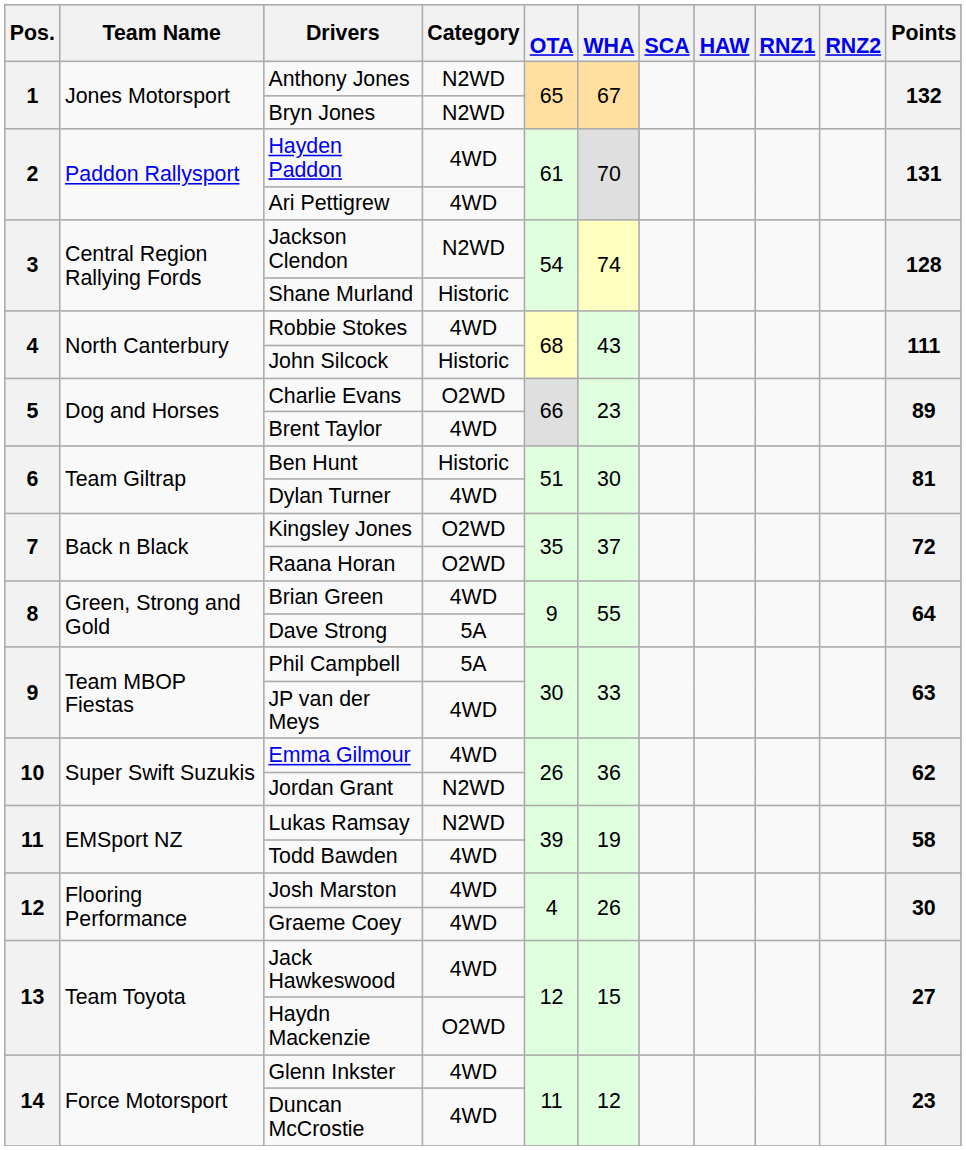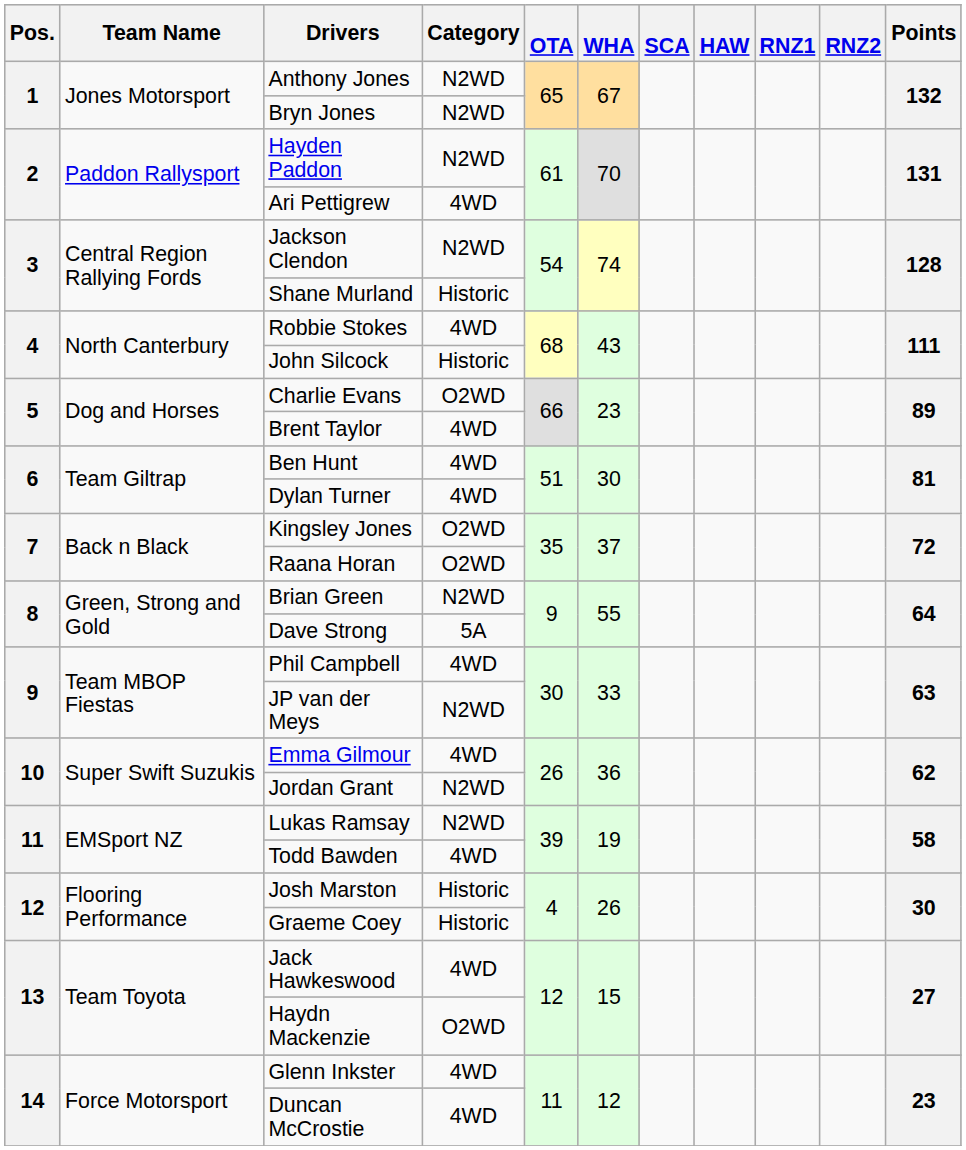(473, 158) 4WD -> (473, 158) N2WD
(473, 462) Historic -> (473, 462) 4WD
(473, 597) 4WD -> (473, 597) N2WD
(473, 664) 5A -> (473, 664) 4WD
(473, 709) 4WD -> (473, 709) N2WD
(473, 890) 4WD -> (473, 890) Historic
(473, 923) 4WD -> (473, 923) Historic
